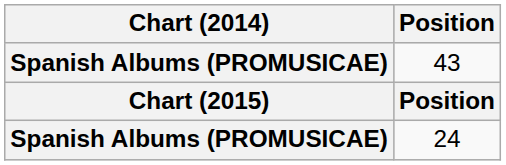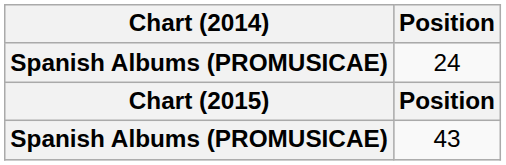rows swapped: (447, 139) <-> (447, 62)
